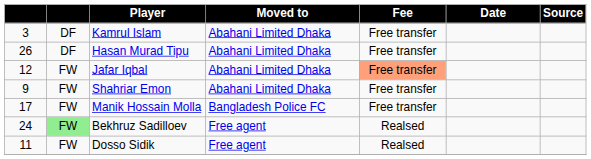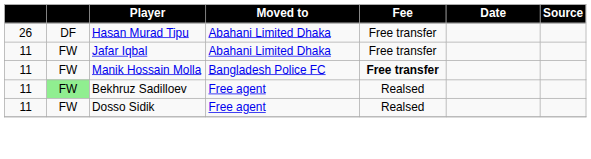- row: (127, 32)
(26, 70) 12 -> (26, 51) 11
(403, 70) lightsalmon background -> (403, 51) no background
- row: (131, 88)
(26, 107) 17 -> (26, 70) 11
(403, 107) normal -> (403, 70) bold
(26, 126) 24 -> (26, 88) 11
